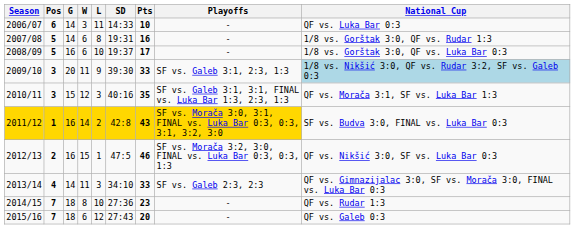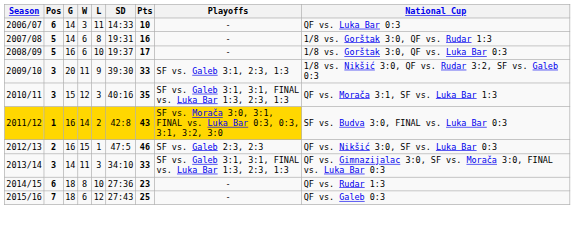(431, 71) lightblue background -> (431, 71) no background
(228, 156) SF vs. Morača 3:2, 3:0, FINAL vs. Luka Bar 0:3, 0:3, 1:3 -> (210, 147) SF vs. Galeb 2:3, 2:3
(54, 185) 4 -> (54, 165) 3
(210, 185) SF vs. Galeb 2:3, 2:3 -> (228, 165) SF vs. Galeb 3:1, 3:1, FINAL vs. Luka Bar 1:3, 2:3, 1:3
(54, 203) 7 -> (54, 184) 6
(145, 217) 20 -> (145, 198) 25
